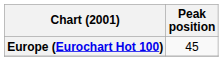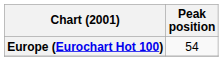(192, 46) 45 -> (192, 46) 54
